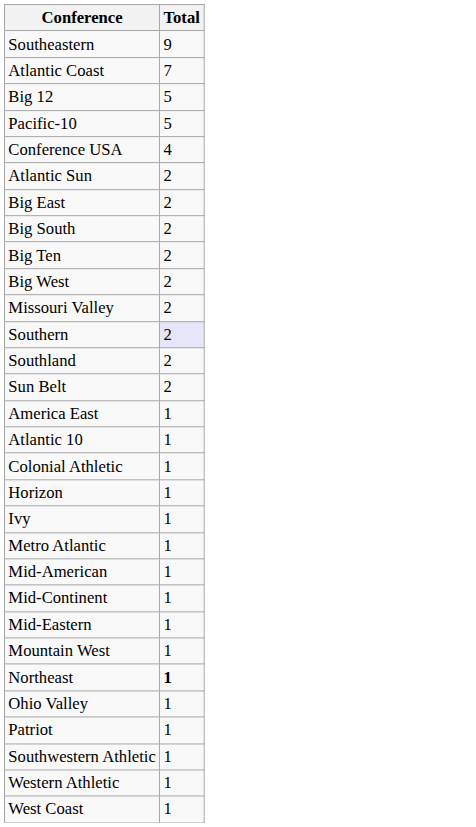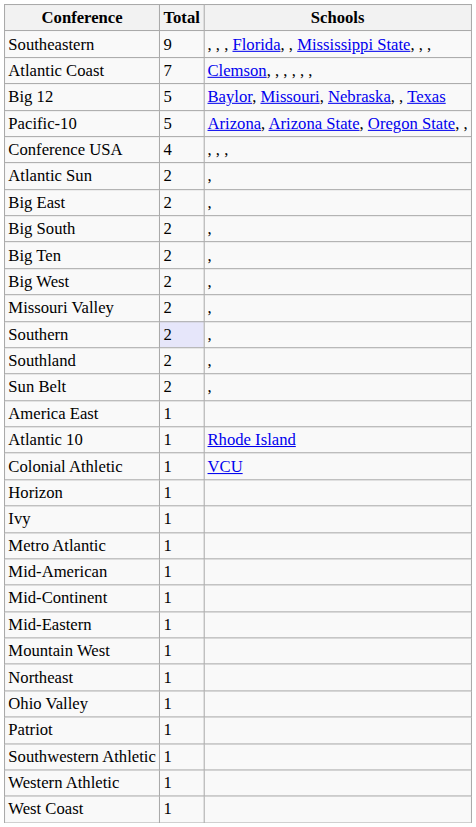+ column: (338, 17)
(168, 677) bold -> (168, 677) normal
